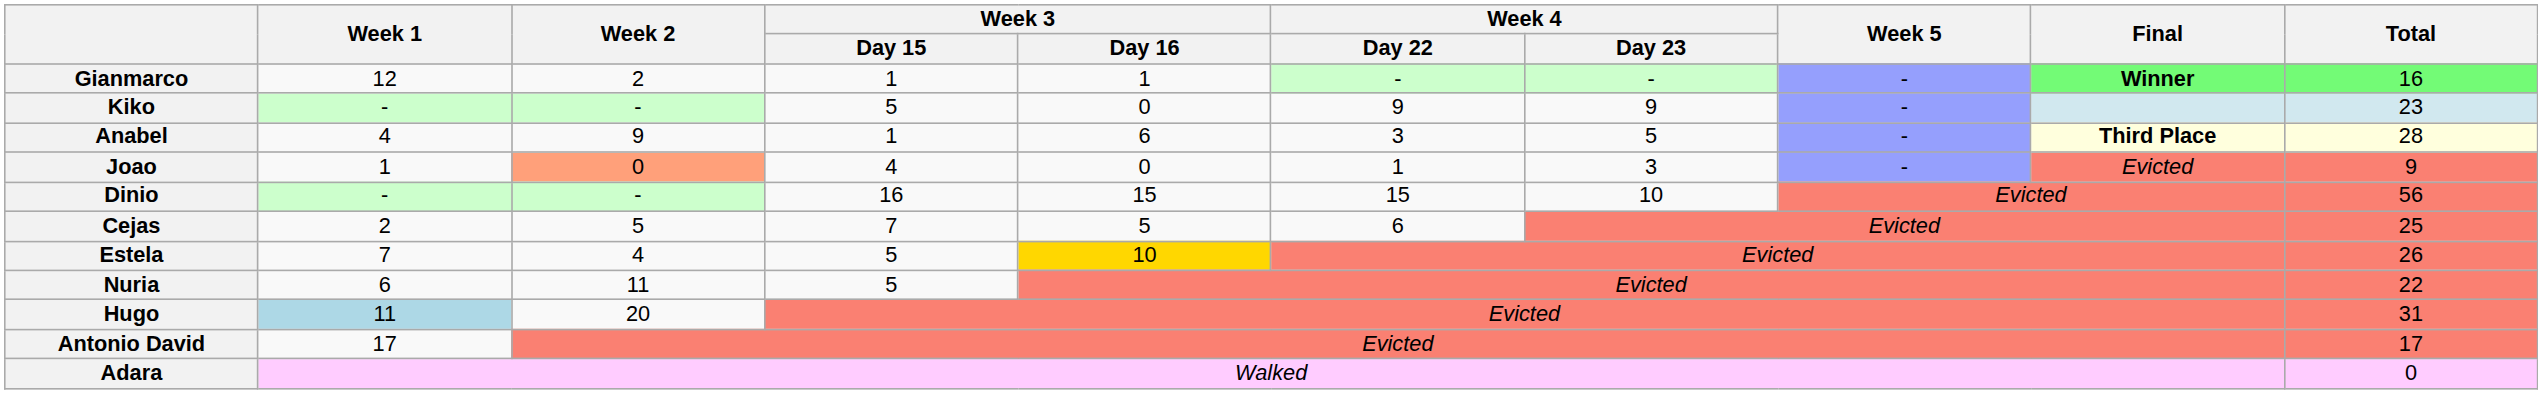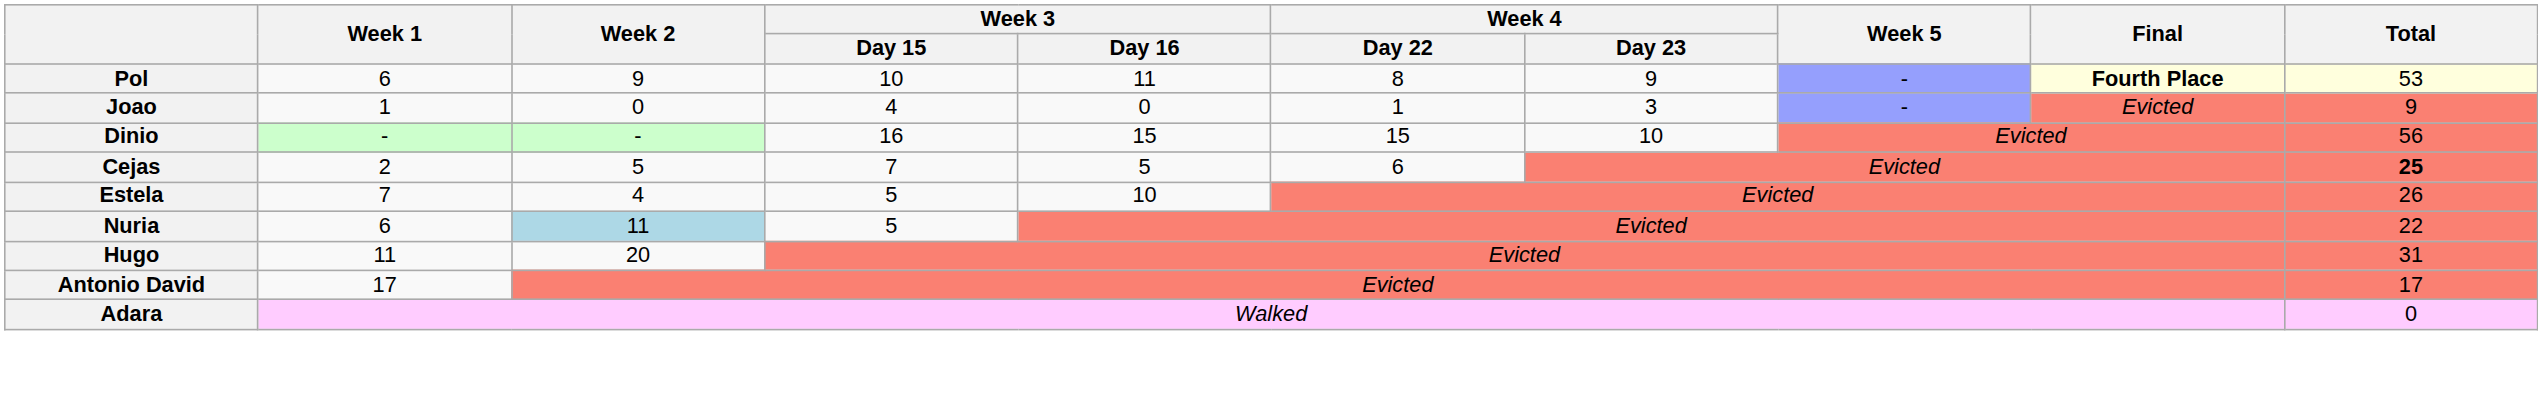- row: (131, 77)
- row: (131, 107)
- row: (131, 136)
+ row: (131, 77)
(638, 166) lightsalmon background -> (638, 107) no background
(2411, 225) normal -> (2411, 166) bold
(1145, 254) gold background -> (1145, 195) no background
(638, 284) no background -> (638, 225) lightblue background
(385, 313) lightblue background -> (385, 254) no background
